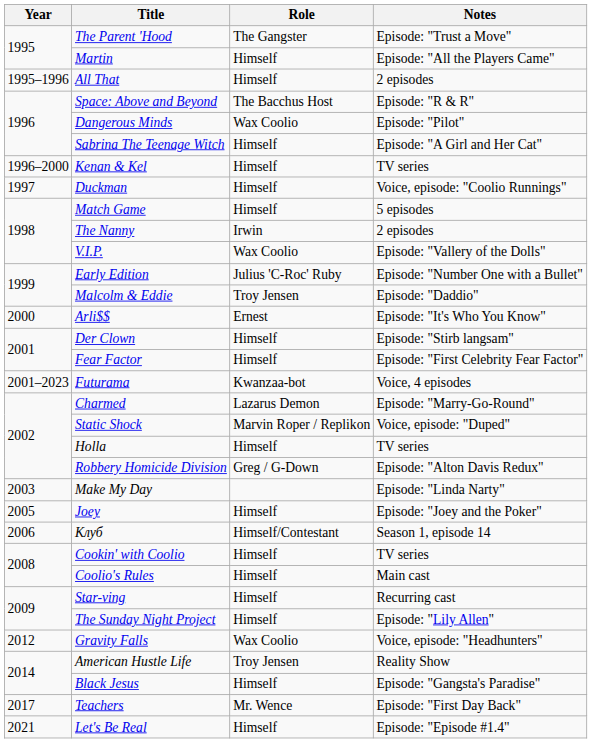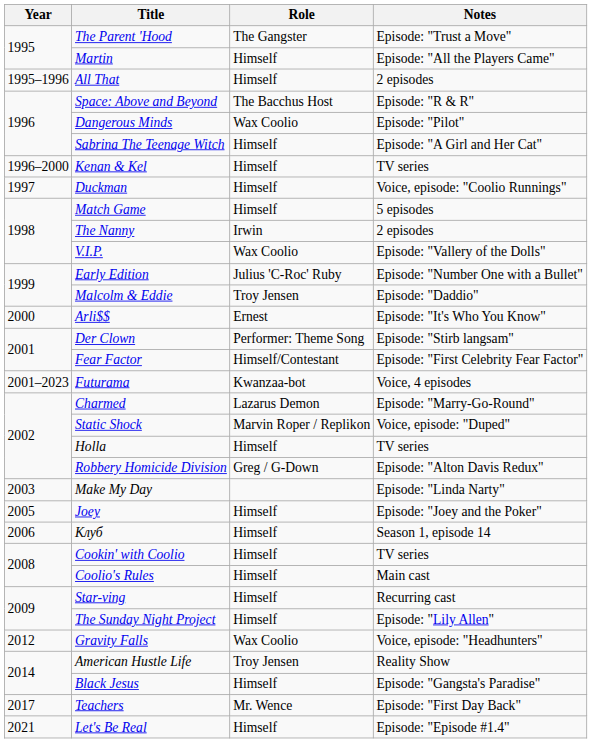(255, 338) Himself -> (299, 338) Performer: Theme Song
(255, 360) Himself -> (286, 360) Himself/Contestant
(286, 532) Himself/Contestant -> (255, 532) Himself
